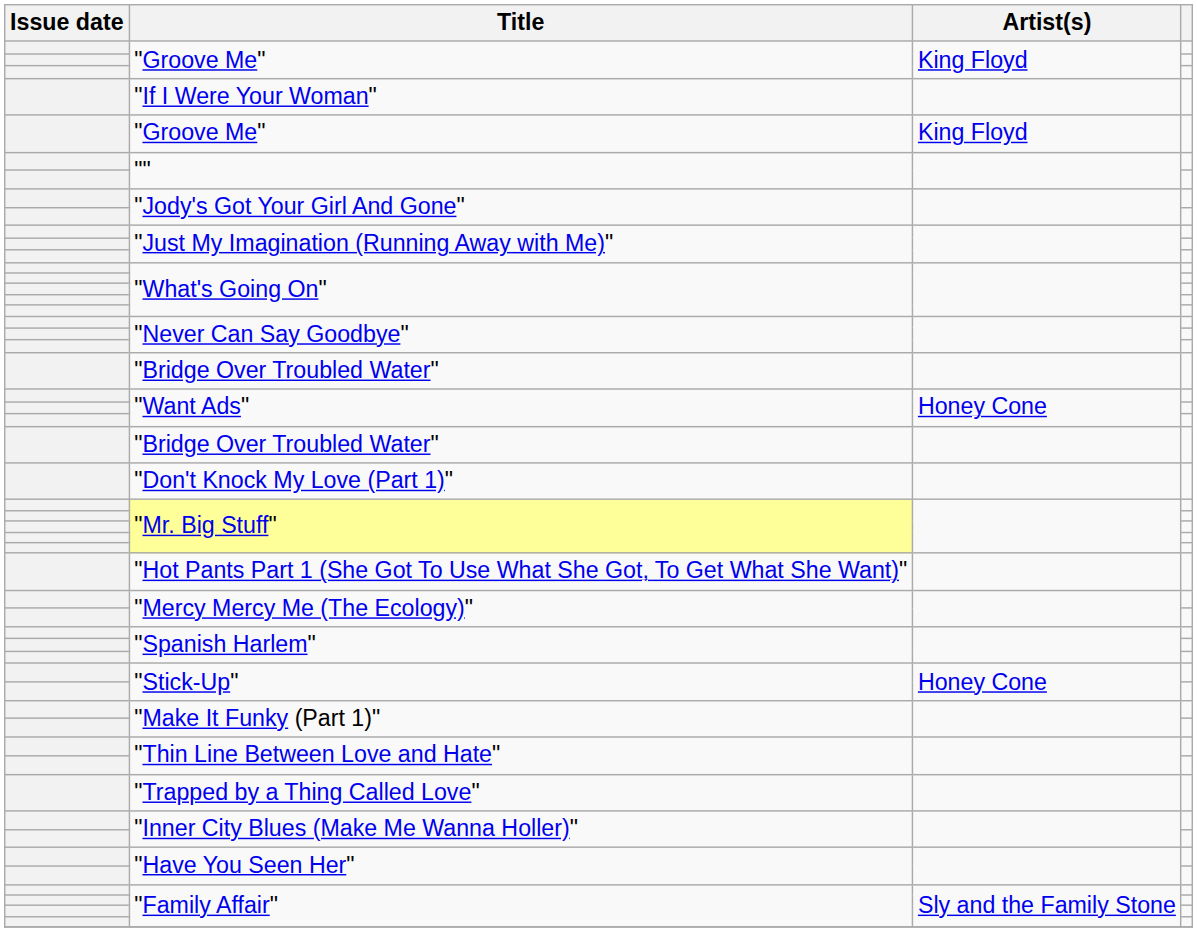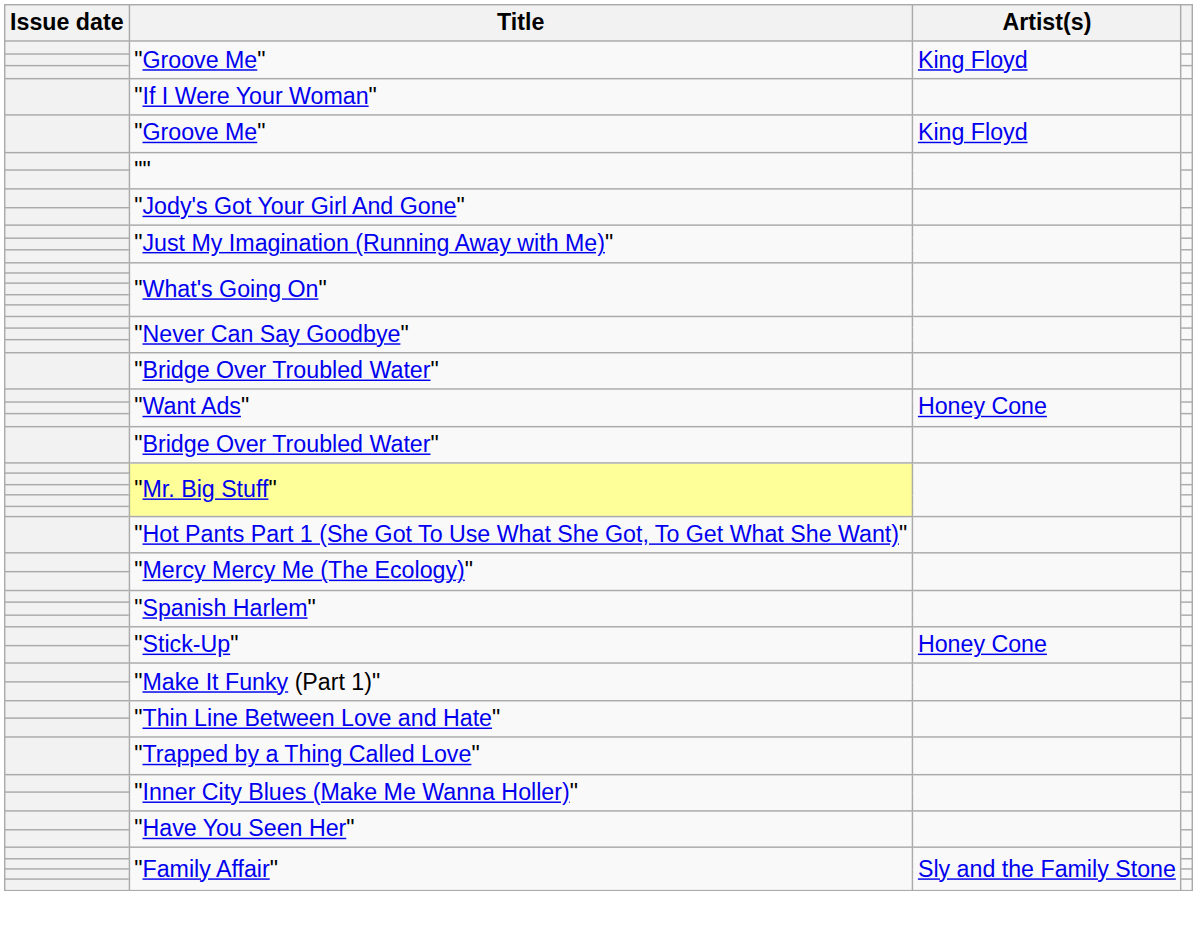- row: (294, 481)
